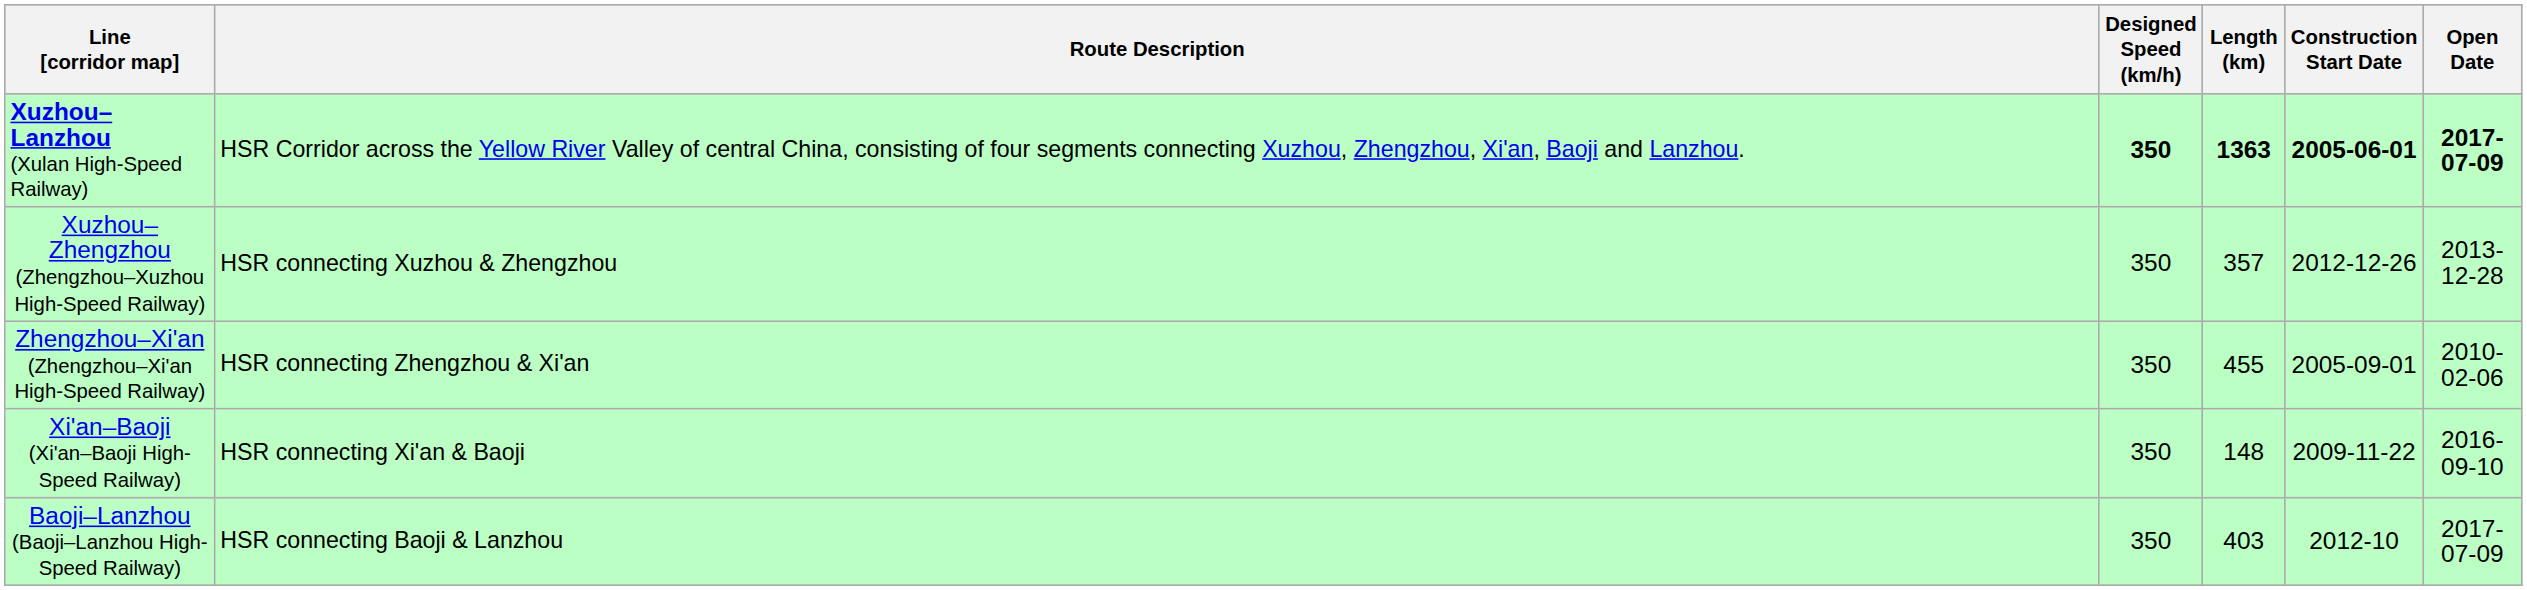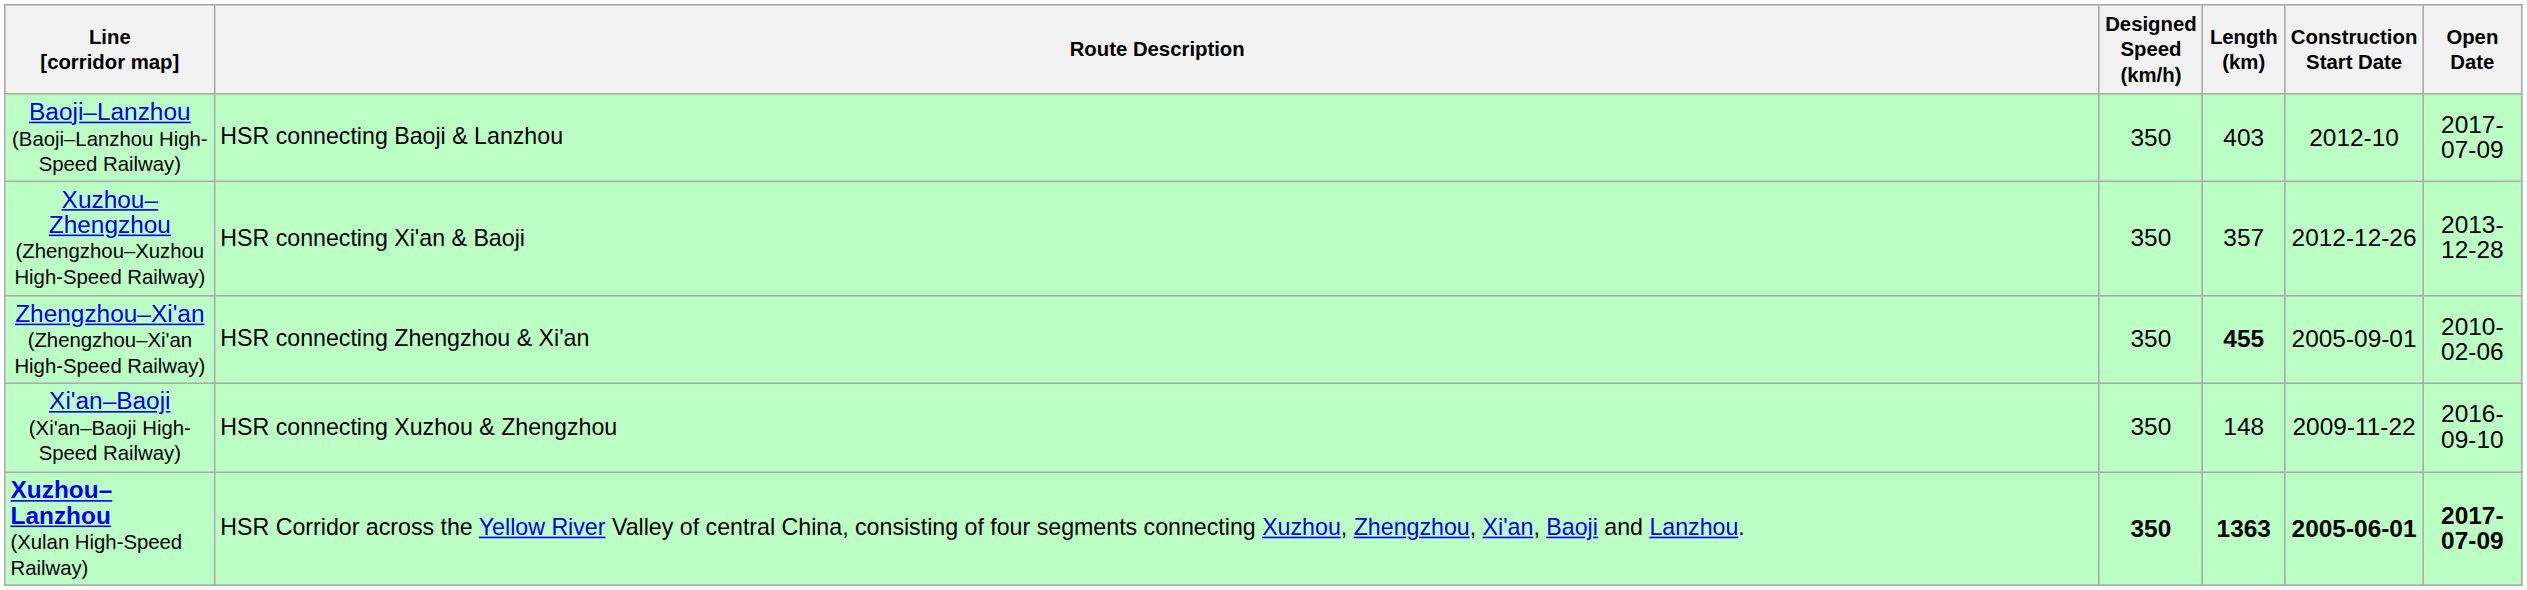rows swapped: (96, 149) <-> (110, 541)
(419, 263) HSR connecting Xuzhou & Zhengzhou -> (373, 238) HSR connecting Xi'an & Baoji
(2244, 364) normal -> (2244, 339) bold
(373, 452) HSR connecting Xi'an & Baoji -> (419, 427) HSR connecting Xuzhou & Zhengzhou
